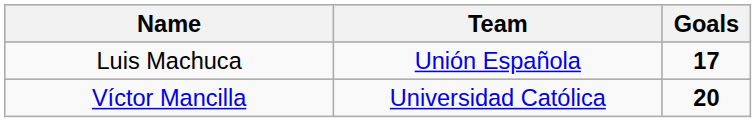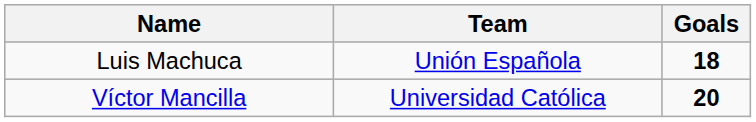(706, 61) 17 -> (706, 61) 18
